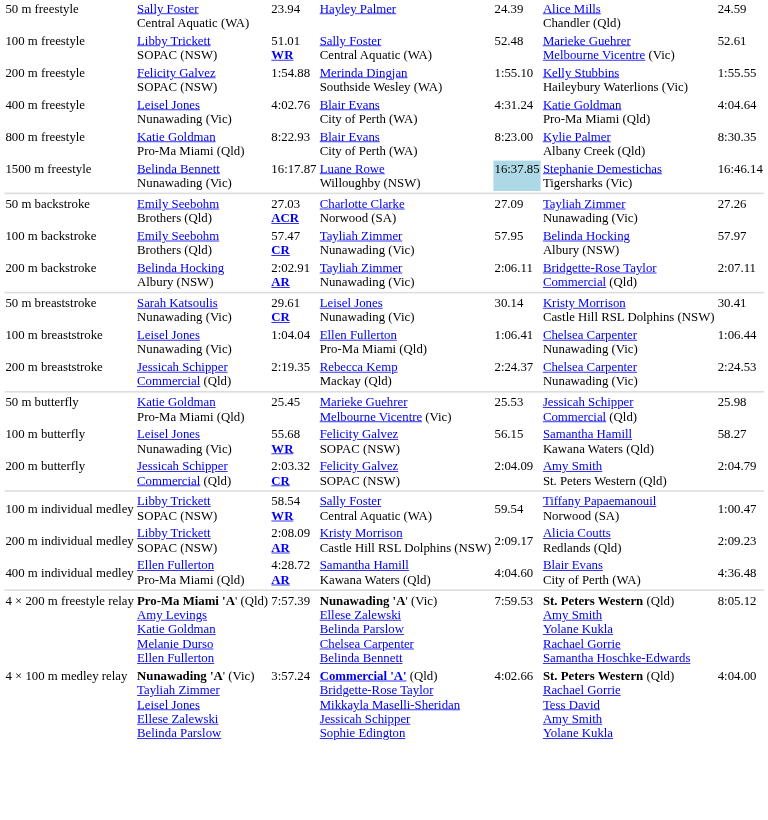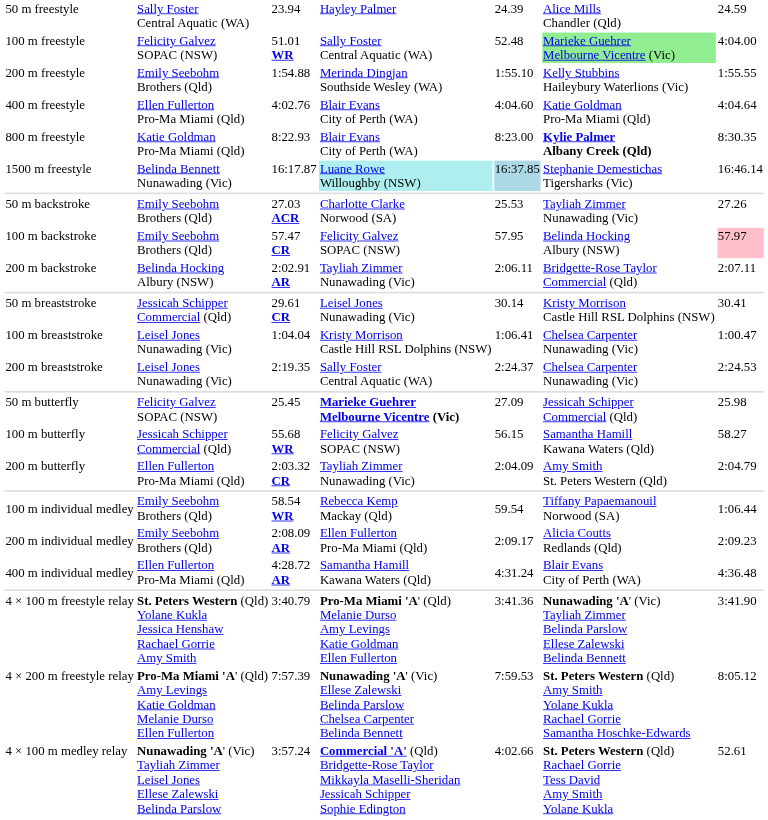(177, 47) Libby Trickett SOPAC (NSW) -> (177, 47) Felicity Galvez SOPAC (NSW)
(609, 47) no background -> (609, 47) lightgreen background
(732, 40) 52.61 -> (737, 40) 4:04.00
(177, 79) Felicity Galvez SOPAC (NSW) -> (178, 79) Emily Seebohm Brothers (Qld)
(184, 111) Leisel Jones Nunawading (Vic) -> (191, 111) Ellen Fullerton Pro-Ma Miami (Qld)
(514, 104) 4:31.24 -> (514, 104) 4:04.60
(594, 143) normal -> (597, 143) bold
(370, 175) no background -> (370, 175) paleturquoise background
(509, 203) 27.09 -> (509, 203) 25.53
(367, 243) Tayliah Zimmer Nunawading (Vic) -> (360, 243) Felicity Galvez SOPAC (NSW)
(732, 235) no background -> (732, 235) pink background
(184, 310) Sarah Katsoulis Nunawading (Vic) -> (184, 310) Jessicah Schipper Commercial (Qld)
(373, 342) Ellen Fullerton Pro-Ma Miami (Qld) -> (406, 342) Kristy Morrison Castle Hill RSL Dolphins (NSW)
(737, 335) 1:06.44 -> (737, 335) 1:00.47
(184, 374) Jessicah Schipper Commercial (Qld) -> (184, 374) Leisel Jones Nunawading (Vic)
(359, 374) Rebecca Kemp Mackay (Qld) -> (376, 374) Sally Foster Central Aquatic (WA)
(191, 409) Katie Goldman Pro-Ma Miami (Qld) -> (177, 409) Felicity Galvez SOPAC (NSW)
(386, 409) normal -> (390, 409) bold
(509, 402) 25.53 -> (509, 402) 27.09
(184, 441) Leisel Jones Nunawading (Vic) -> (184, 441) Jessicah Schipper Commercial (Qld)
(184, 473) Jessicah Schipper Commercial (Qld) -> (191, 473) Ellen Fullerton Pro-Ma Miami (Qld)
(360, 473) Felicity Galvez SOPAC (NSW) -> (367, 473) Tayliah Zimmer Nunawading (Vic)
(177, 508) Libby Trickett SOPAC (NSW) -> (178, 508) Emily Seebohm Brothers (Qld)
(376, 508) Sally Foster Central Aquatic (WA) -> (359, 508) Rebecca Kemp Mackay (Qld)
(737, 508) 1:00.47 -> (737, 508) 1:06.44
(177, 540) Libby Trickett SOPAC (NSW) -> (178, 540) Emily Seebohm Brothers (Qld)
(406, 540) Kristy Morrison Castle Hill RSL Dolphins (NSW) -> (374, 540) Ellen Fullerton Pro-Ma Miami (Qld)
(514, 572) 4:04.60 -> (514, 572) 4:31.24
+ row: (70, 600)
(737, 675) 4:04.00 -> (732, 751) 52.61
